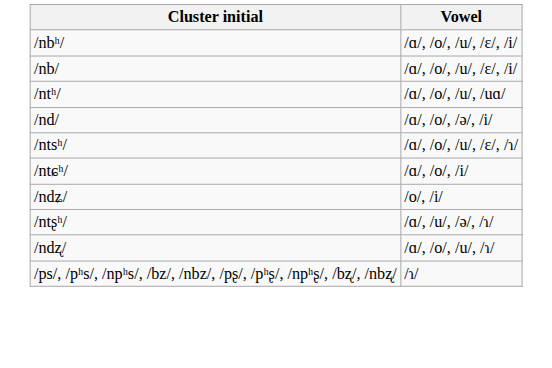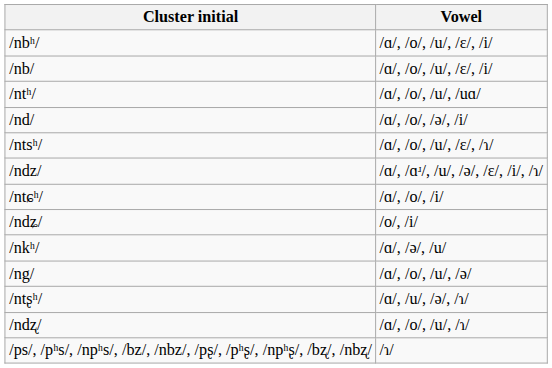+ row: (25, 171)
+ row: (24, 247)
+ row: (22, 273)
